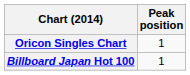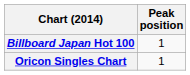rows swapped: (71, 61) <-> (71, 43)
